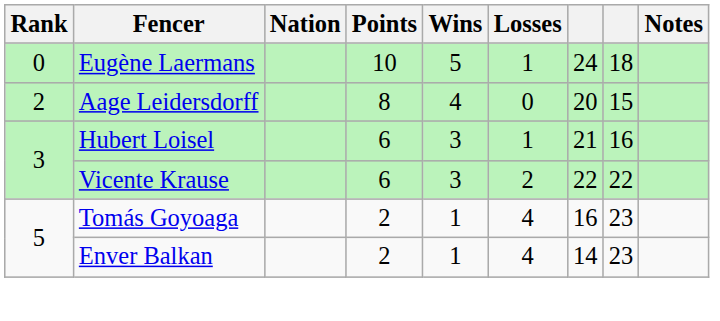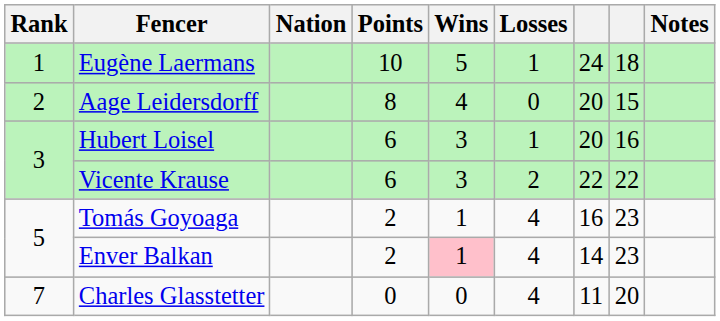(39, 62) 0 -> (39, 62) 1
(585, 140) 21 -> (591, 140) 20
(455, 256) no background -> (461, 256) pink background
+ row: (172, 295)
